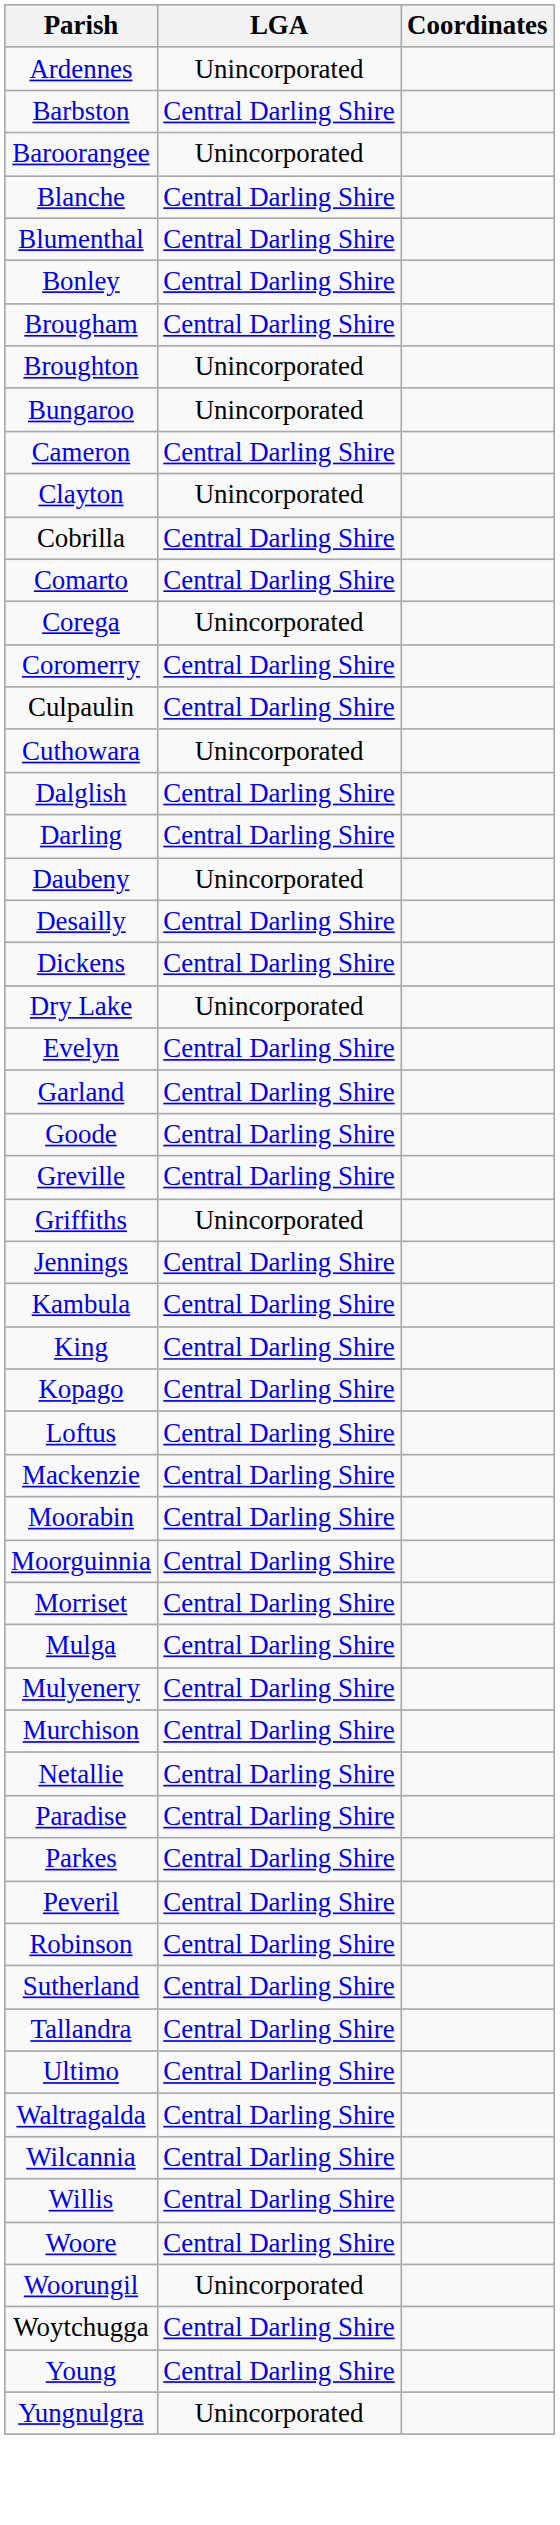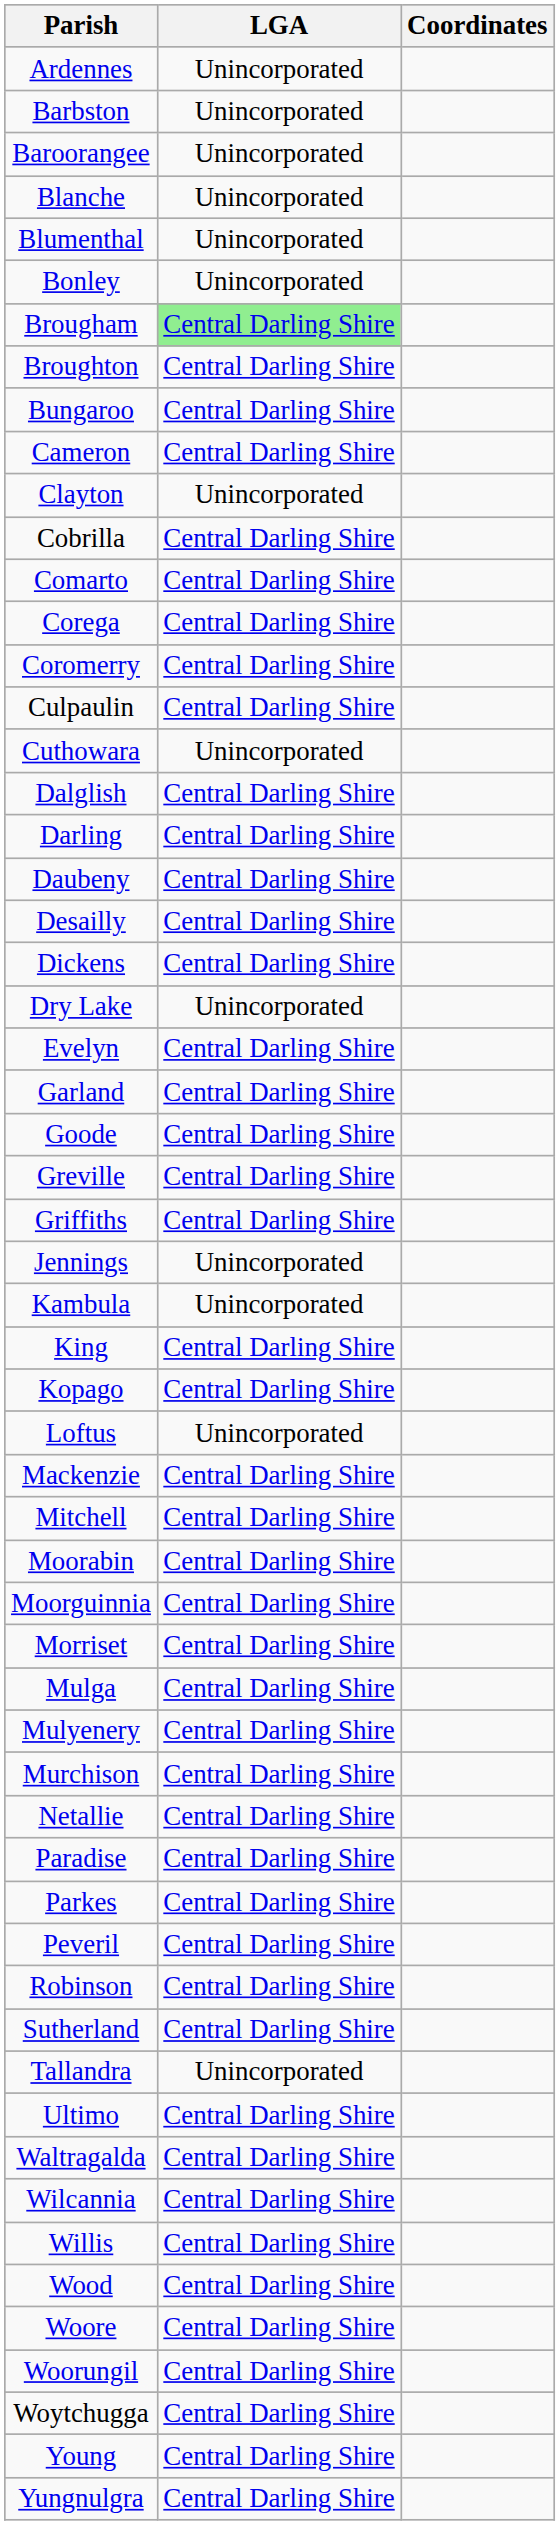(279, 111) Central Darling Shire -> (279, 111) Unincorporated
(279, 196) Central Darling Shire -> (279, 196) Unincorporated
(279, 238) Central Darling Shire -> (279, 238) Unincorporated
(279, 281) Central Darling Shire -> (279, 281) Unincorporated
(279, 324) no background -> (279, 324) lightgreen background
(279, 366) Unincorporated -> (279, 366) Central Darling Shire
(279, 409) Unincorporated -> (279, 409) Central Darling Shire
(279, 622) Unincorporated -> (279, 622) Central Darling Shire
(279, 878) Unincorporated -> (279, 878) Central Darling Shire
(279, 1219) Unincorporated -> (279, 1219) Central Darling Shire
(279, 1262) Central Darling Shire -> (279, 1262) Unincorporated
(279, 1304) Central Darling Shire -> (279, 1304) Unincorporated
(279, 1432) Central Darling Shire -> (279, 1432) Unincorporated
+ row: (81, 1517)
(279, 2029) Central Darling Shire -> (279, 2072) Unincorporated
+ row: (81, 2285)
(279, 2285) Unincorporated -> (279, 2370) Central Darling Shire
(279, 2413) Unincorporated -> (279, 2498) Central Darling Shire
